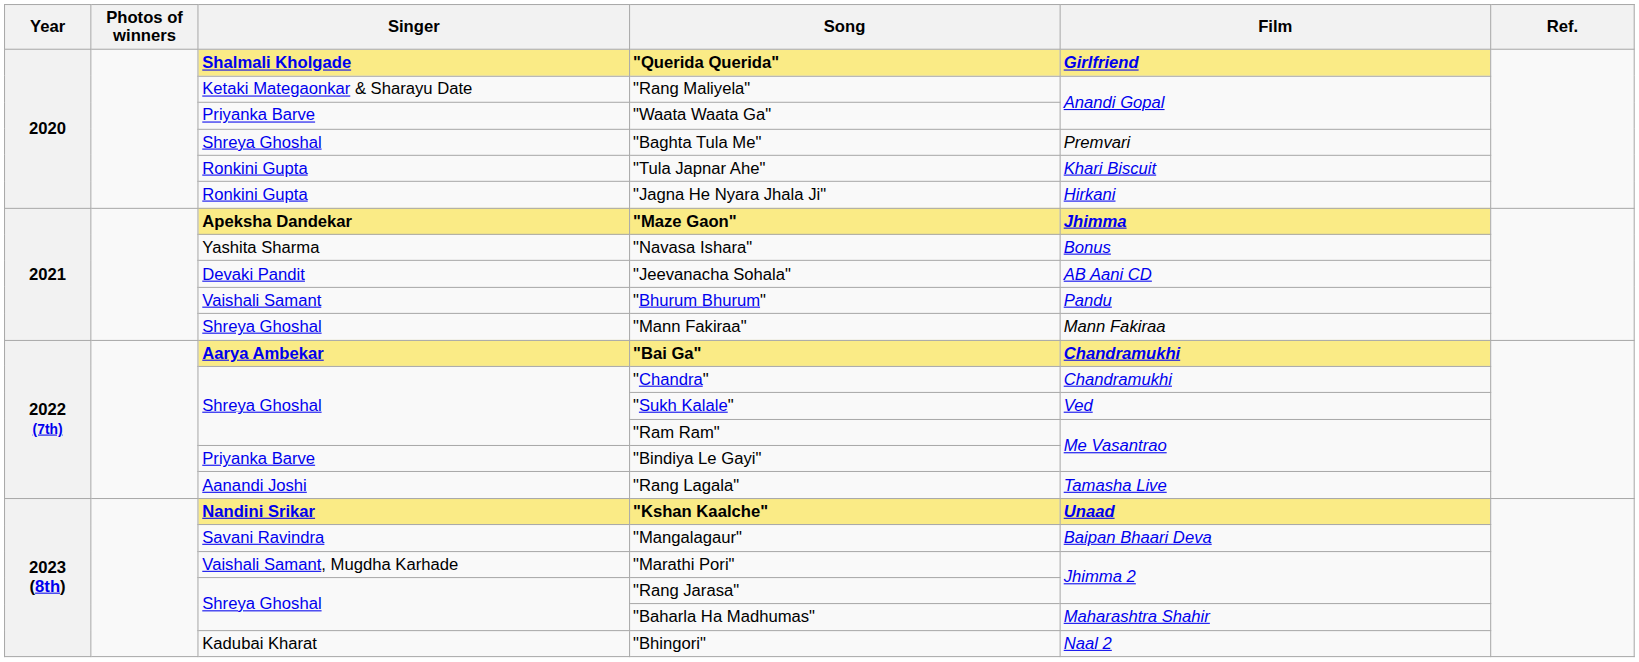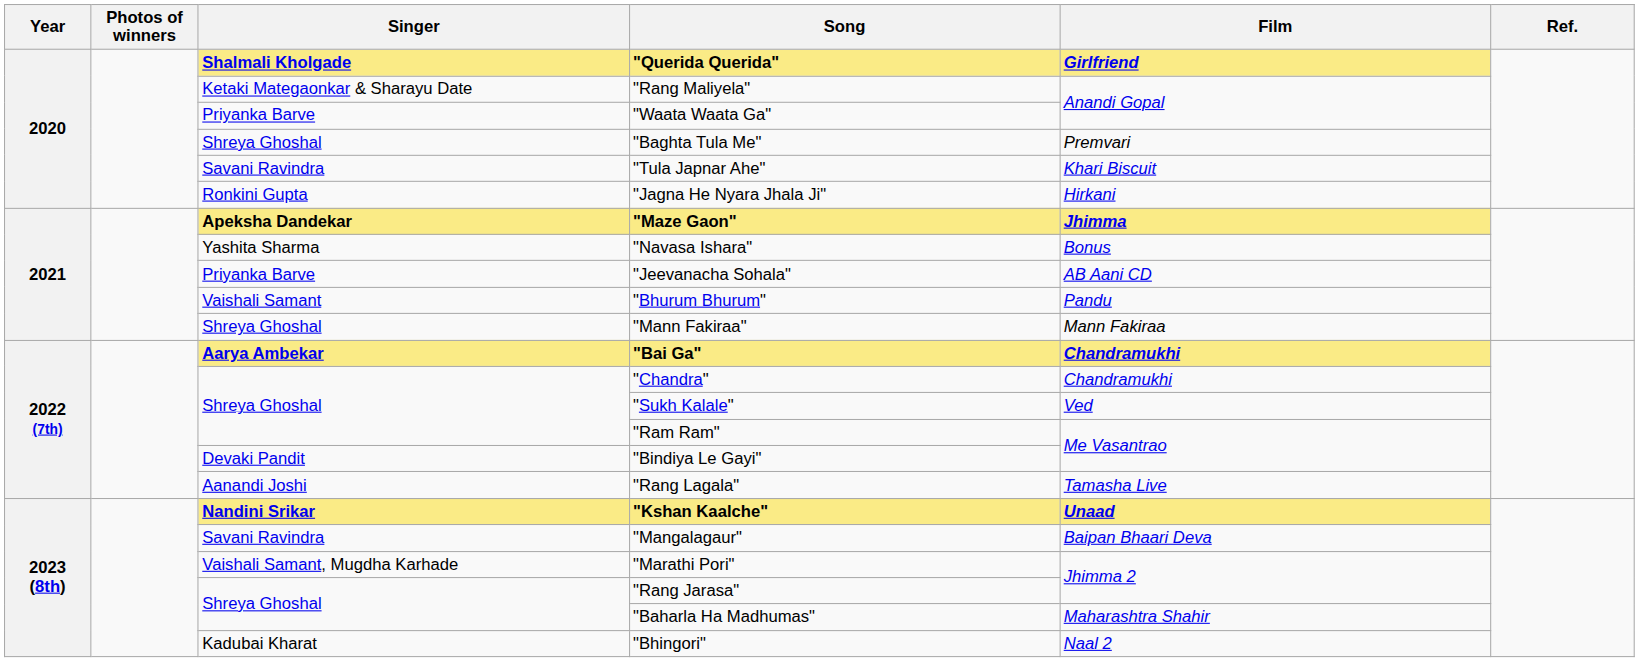(255, 168) Ronkini Gupta -> (263, 168) Savani Ravindra
(254, 273) Devaki Pandit -> (259, 273) Priyanka Barve
(259, 458) Priyanka Barve -> (254, 458) Devaki Pandit
